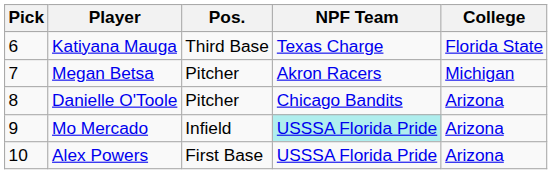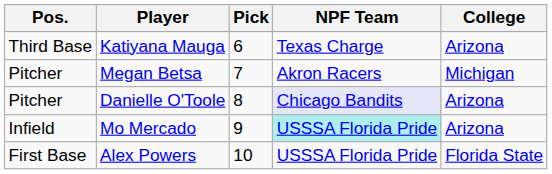columns swapped: (26, 18) <-> (227, 18)
(494, 45) Florida State -> (474, 45) Arizona
(340, 100) no background -> (340, 100) lavender background
(474, 155) Arizona -> (494, 155) Florida State
